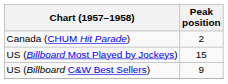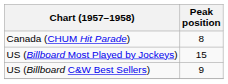(201, 39) 2 -> (201, 39) 8
